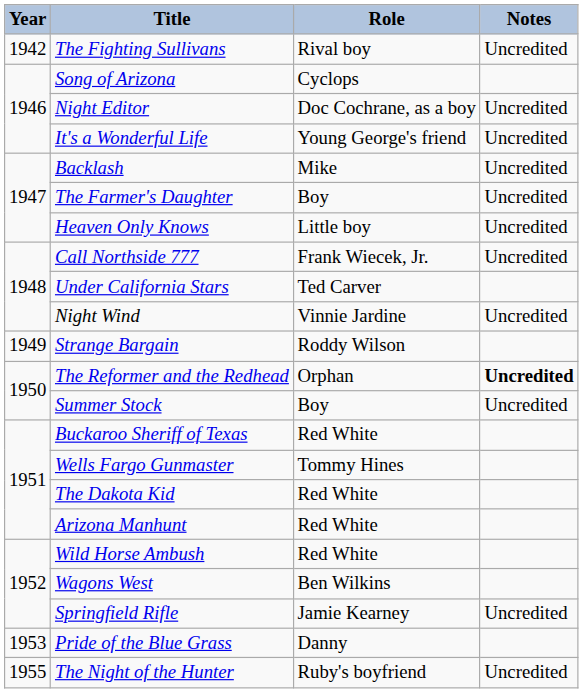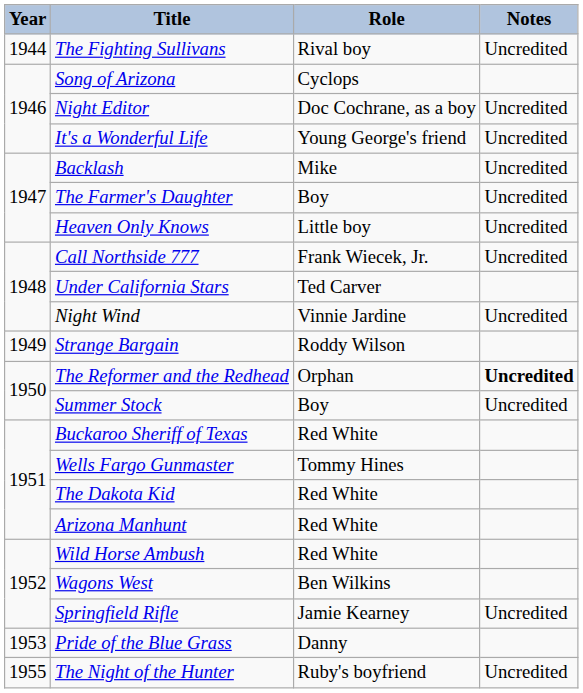(28, 49) 1942 -> (28, 49) 1944
